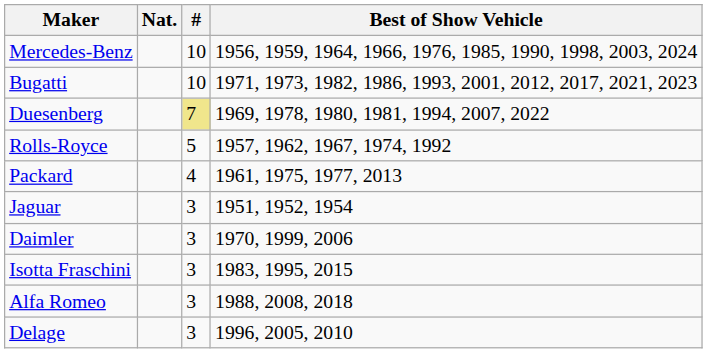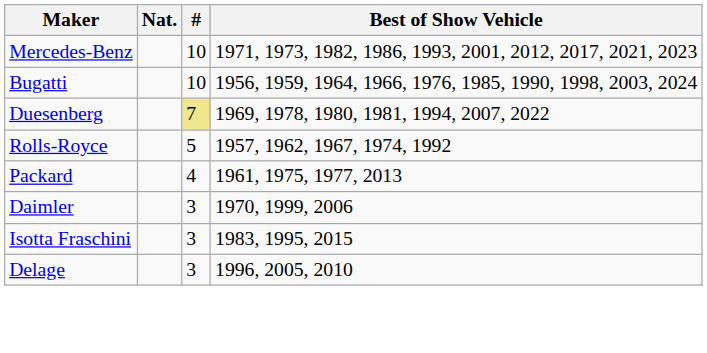(456, 51) 1956, 1959, 1964, 1966, 1976, 1985, 1990, 1998, 2003, 2024 -> (456, 51) 1971, 1973, 1982, 1986, 1993, 2001, 2012, 2017, 2021, 2023
(456, 82) 1971, 1973, 1982, 1986, 1993, 2001, 2012, 2017, 2021, 2023 -> (456, 82) 1956, 1959, 1964, 1966, 1976, 1985, 1990, 1998, 2003, 2024
- row: (35, 207)
- row: (58, 301)
